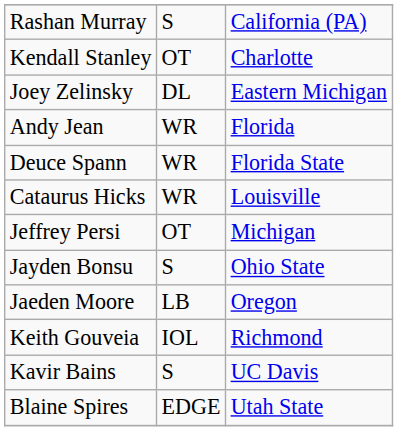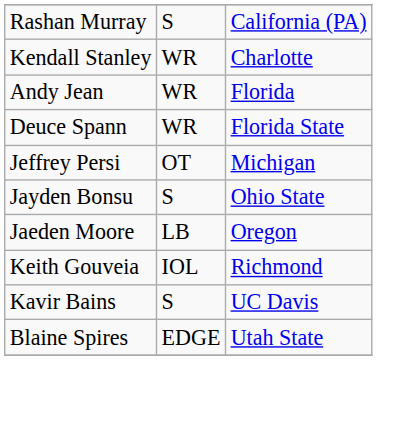(176, 57) OT -> (179, 57) WR
- row: (71, 92)
- row: (78, 197)
